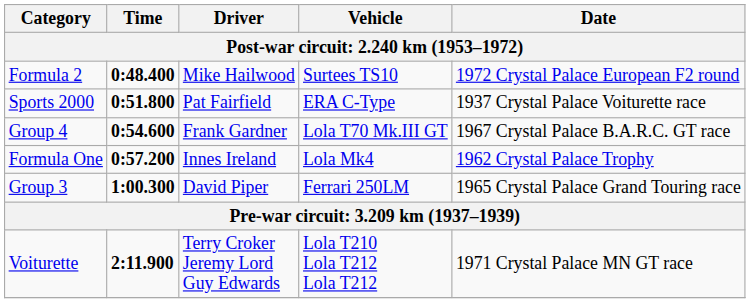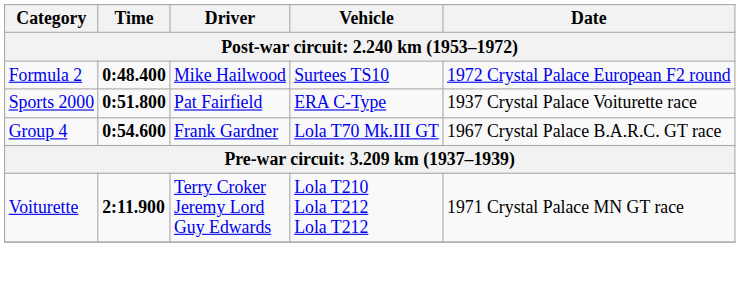- row: (56, 159)
- row: (38, 187)
